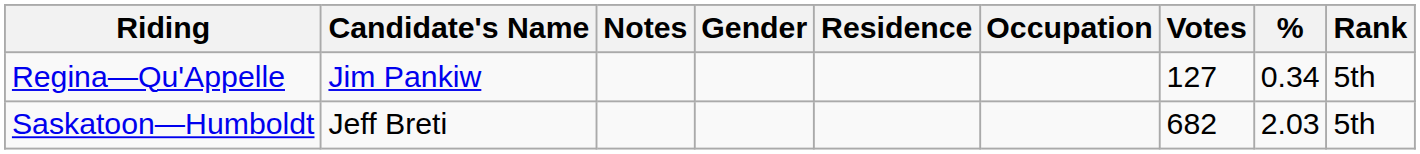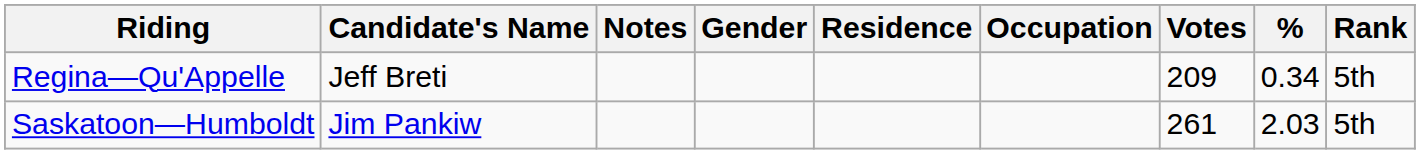(405, 76) Jim Pankiw -> (388, 76) Jeff Breti
(1192, 76) 127 -> (1192, 76) 209
(388, 124) Jeff Breti -> (405, 124) Jim Pankiw
(1192, 124) 682 -> (1192, 124) 261
